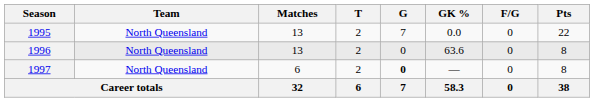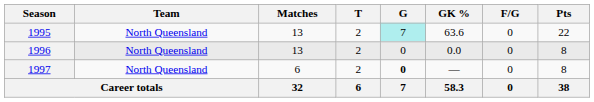(403, 32) no background -> (403, 32) paleturquoise background
(454, 32) 0.0 -> (454, 32) 63.6
(454, 51) 63.6 -> (454, 51) 0.0
